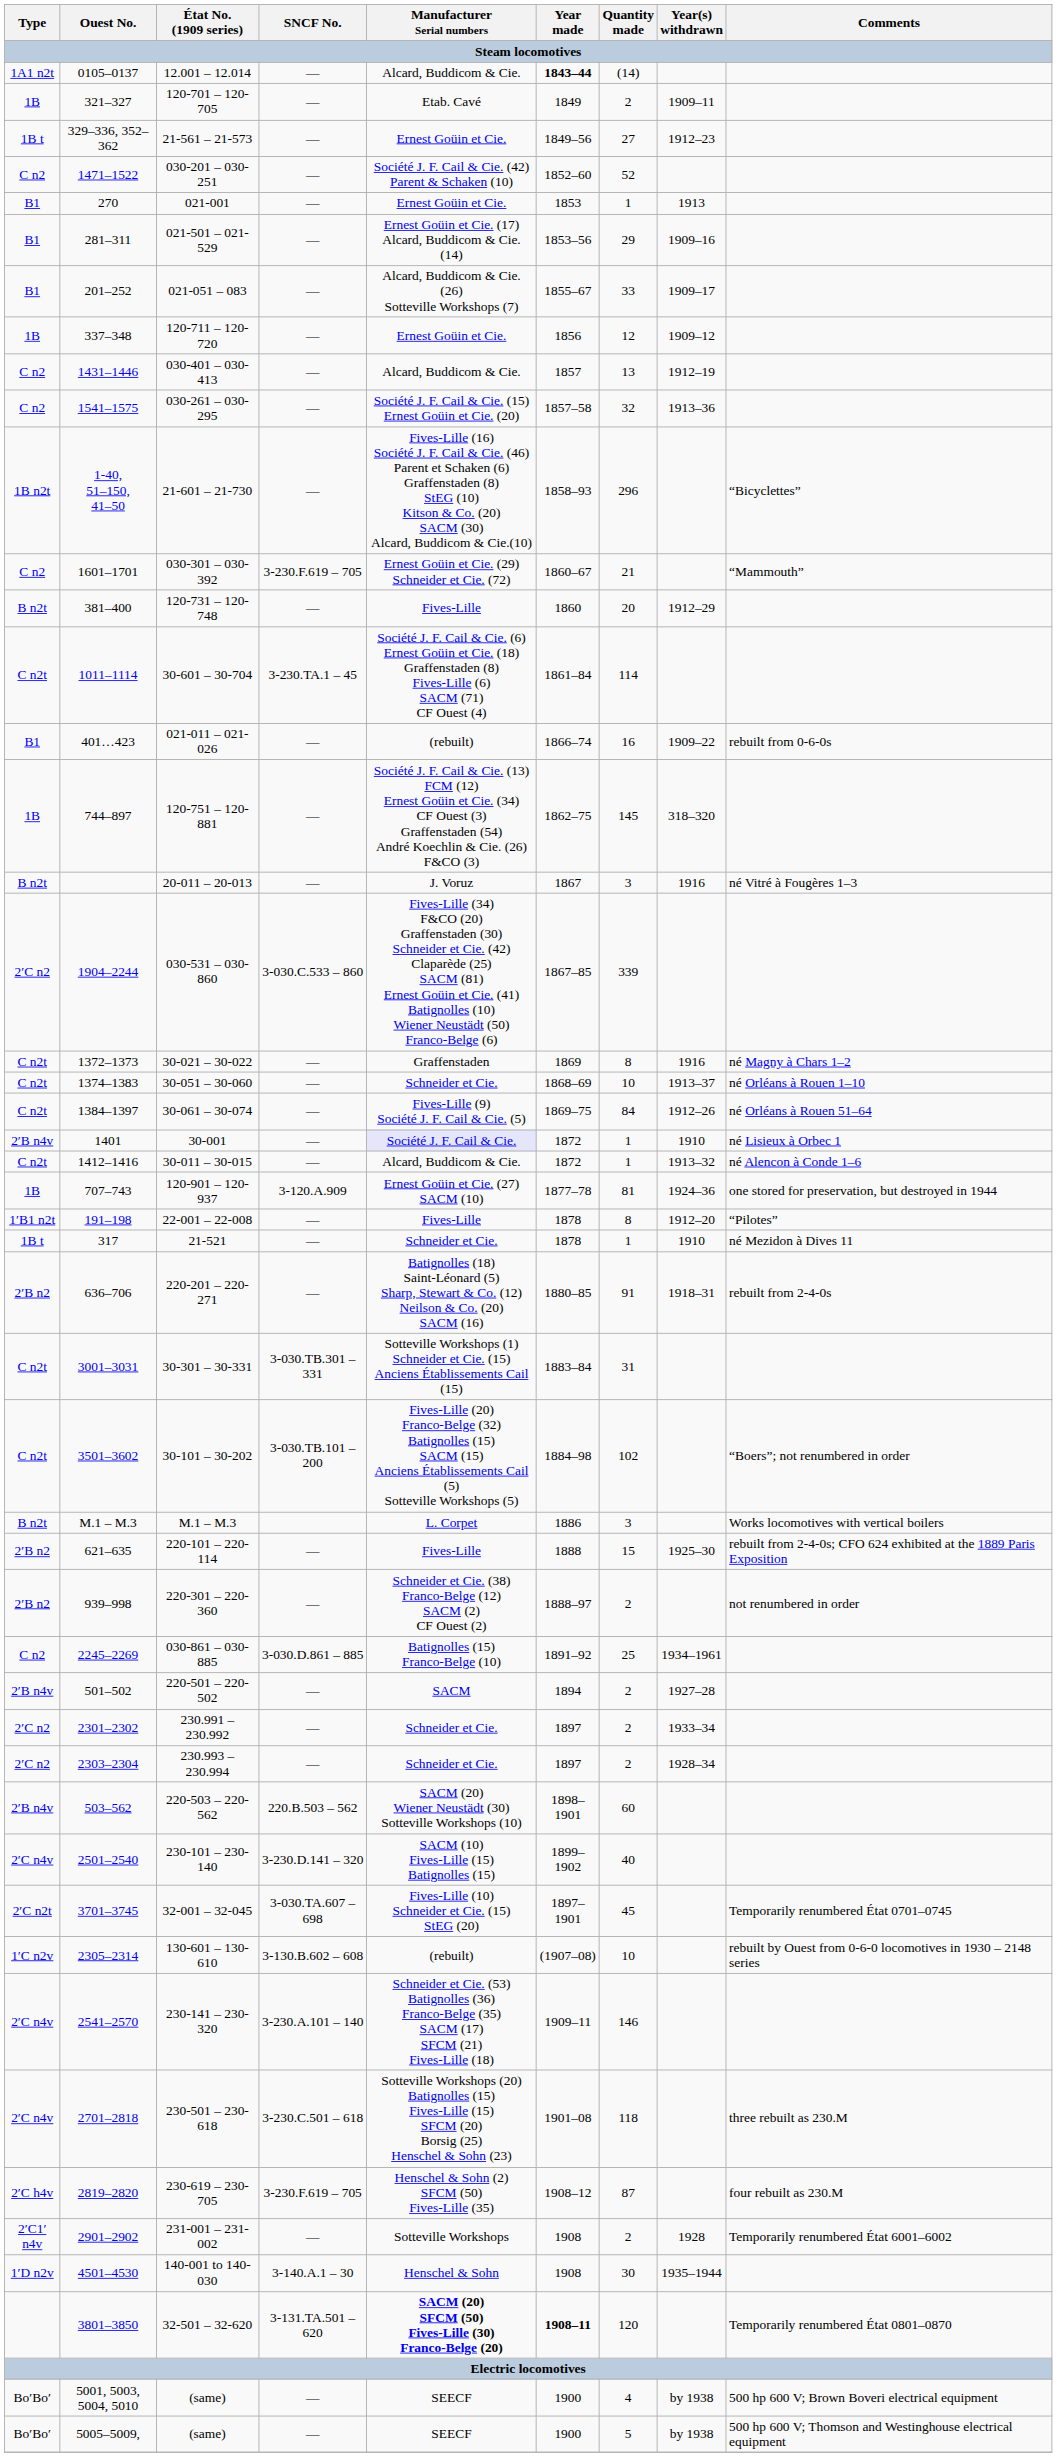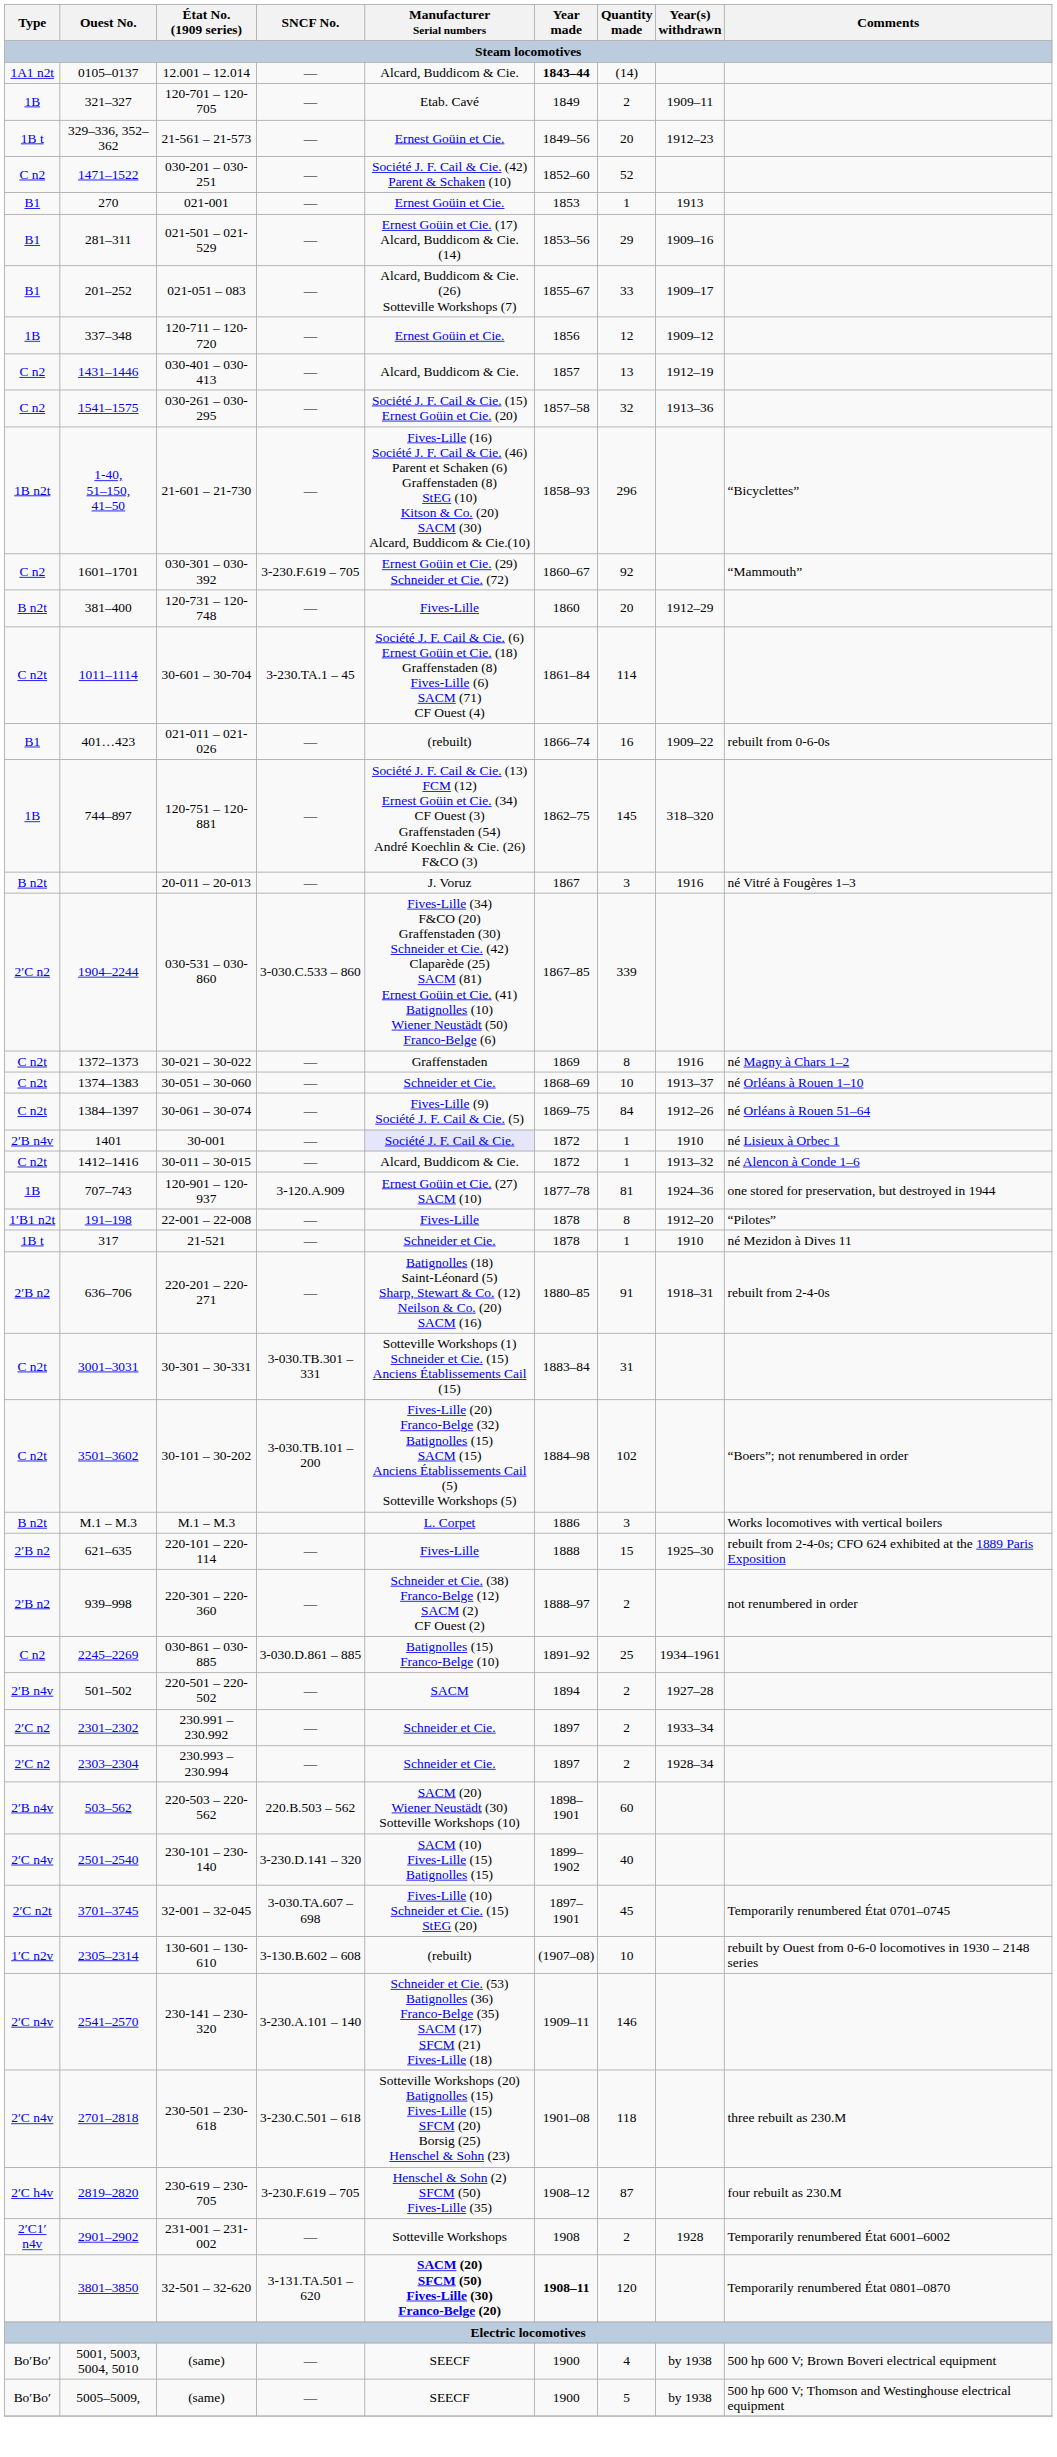(628, 138) 27 -> (627, 138) 20
(628, 571) 21 -> (627, 571) 92
- row: (108, 2273)
